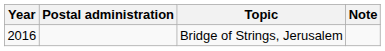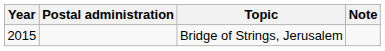(22, 35) 2016 -> (22, 35) 2015
